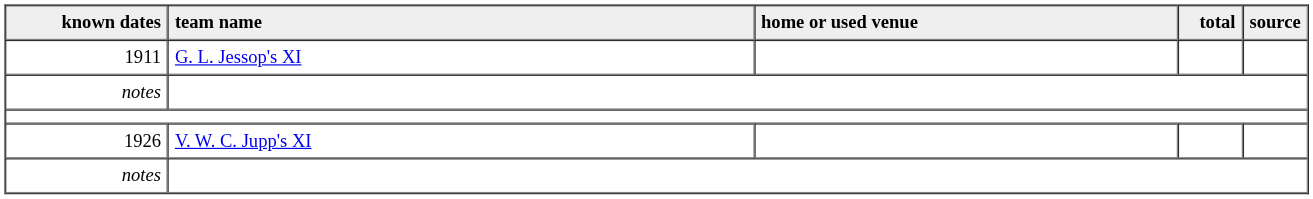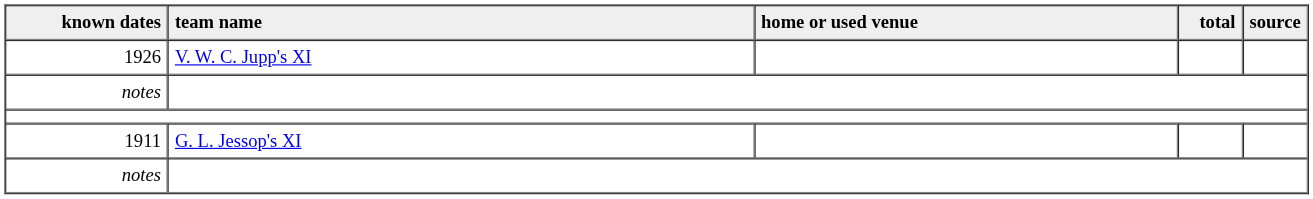rows swapped: (143, 57) <-> (142, 140)
